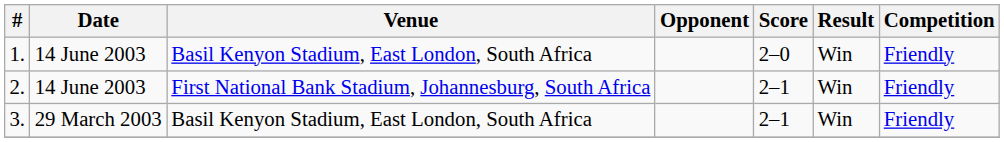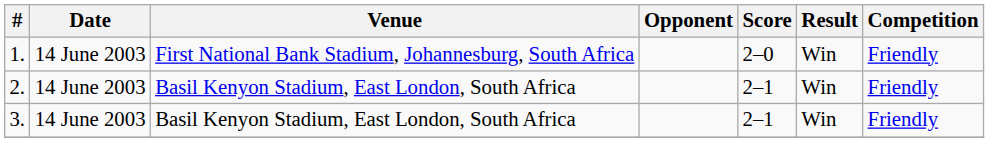(382, 53) Basil Kenyon Stadium, East London, South Africa -> (395, 53) First National Bank Stadium, Johannesburg, South Africa
(411, 86) First National Bank Stadium, Johannesburg, South Africa -> (365, 86) Basil Kenyon Stadium, East London, South Africa
(98, 119) 29 March 2003 -> (90, 119) 14 June 2003
